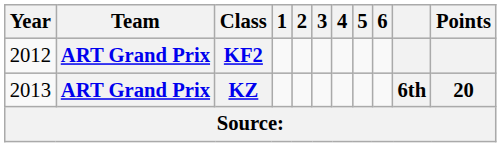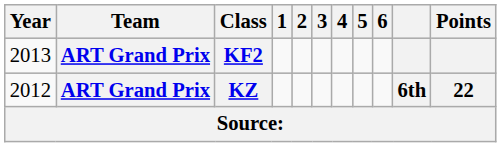(30, 55) 2012 -> (30, 55) 2013
(30, 89) 2013 -> (30, 89) 2012
(463, 89) 20 -> (463, 89) 22
